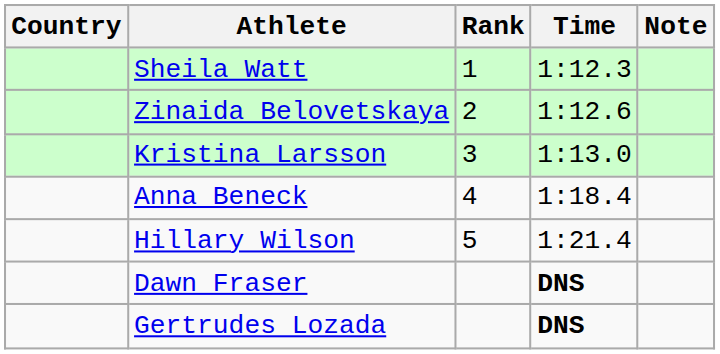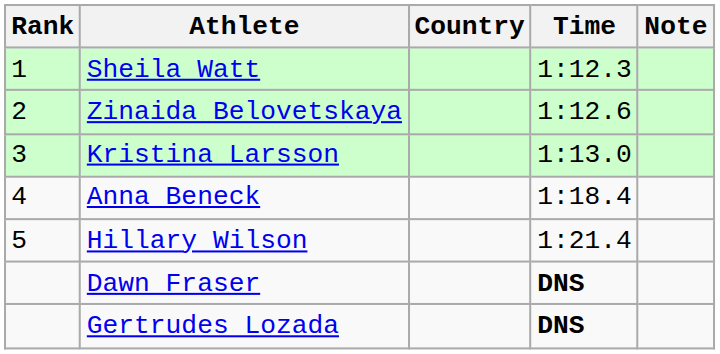columns swapped: (493, 26) <-> (66, 26)
